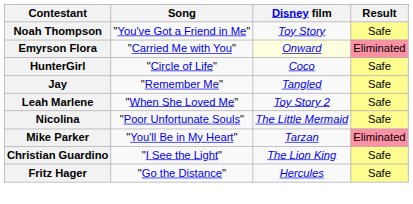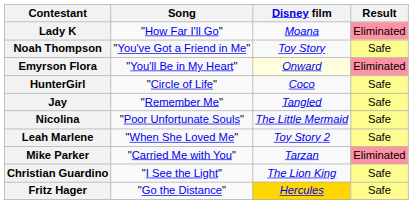+ row: (58, 31)
(182, 48) "Carried Me with You" -> (182, 66) "You'll Be in My Heart"
rows swapped: (58, 102) <-> (58, 119)
(182, 137) "You'll Be in My Heart" -> (182, 155) "Carried Me with You"
(302, 173) no background -> (302, 191) gold background
